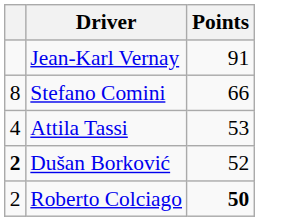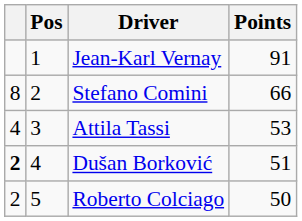+ column: (46, 22)
(238, 163) 52 -> (280, 163) 51
(238, 199) bold -> (280, 199) normal
